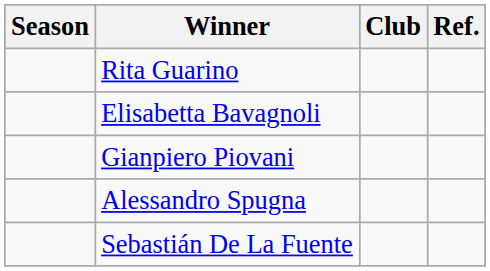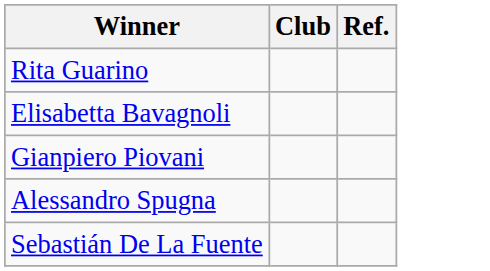- column: (50, 26)
